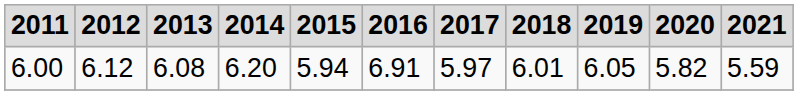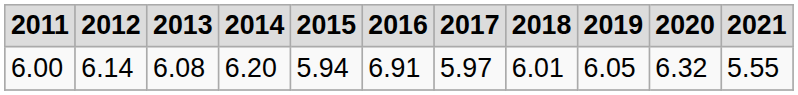(107, 68) 6.12 -> (107, 68) 6.14
(681, 68) 5.82 -> (681, 68) 6.32
(753, 68) 5.59 -> (753, 68) 5.55
